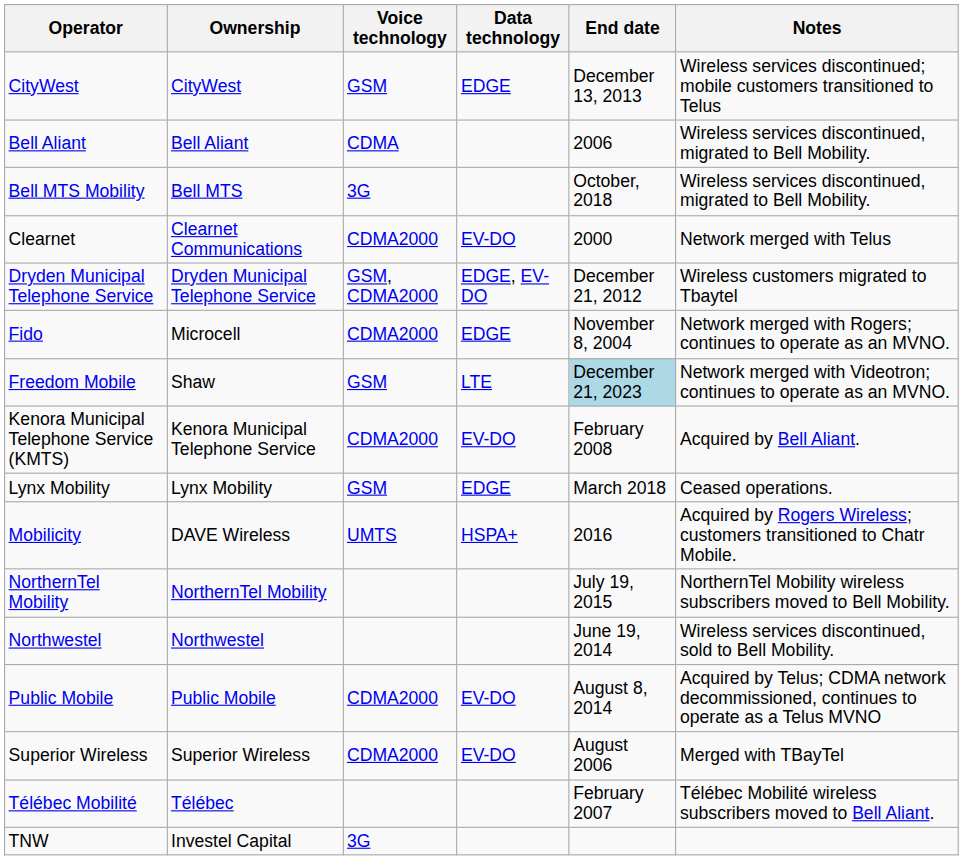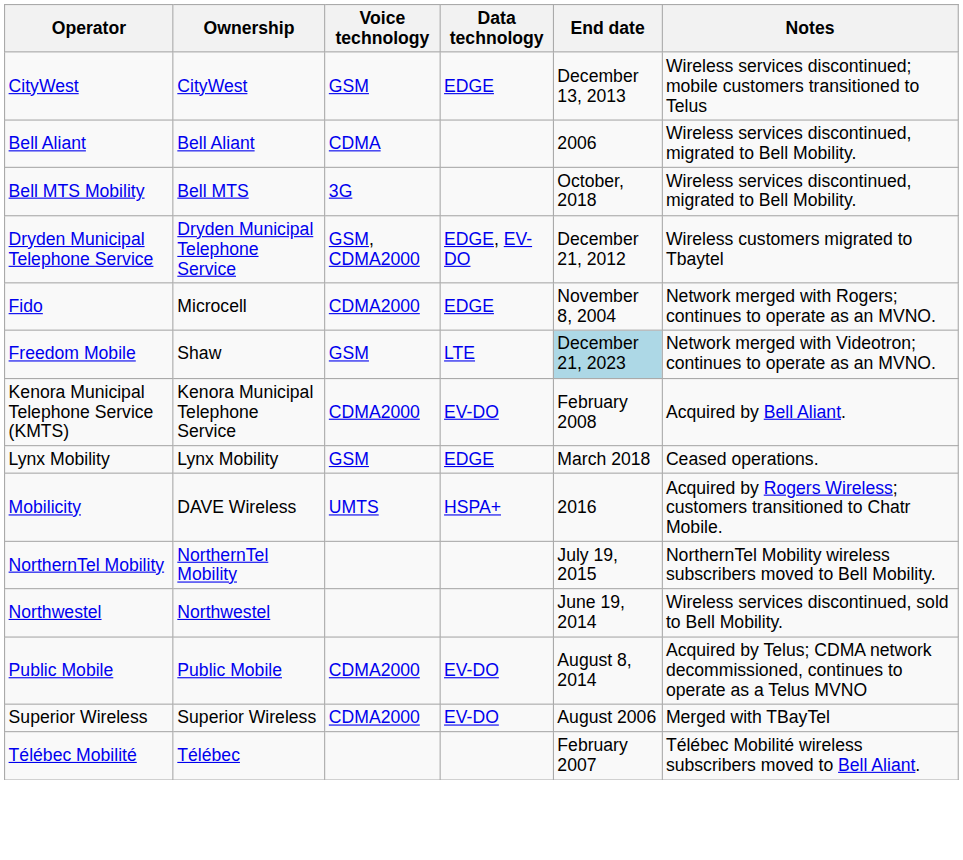- row: (42, 239)
- row: (29, 841)
